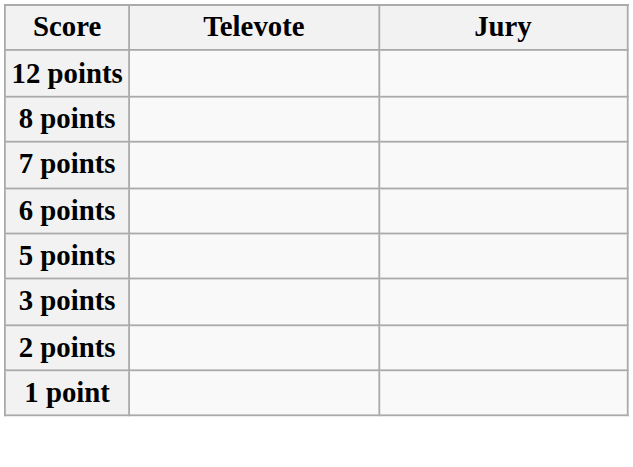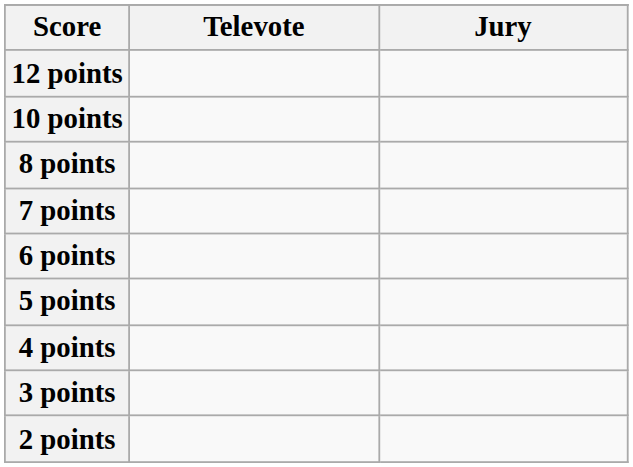+ row: (67, 118)
+ row: (67, 347)
- row: (67, 392)
